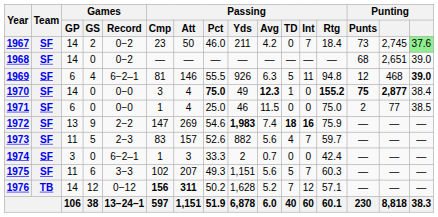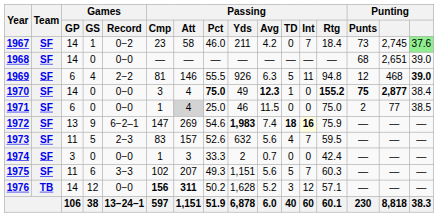(93, 44) 2 -> (93, 44) 1
(188, 44) 50 -> (188, 44) 58
(124, 60) 0−2 -> (124, 60) 0−0
(124, 76) 6−2–1 -> (124, 76) 2−2
(188, 108) no background -> (188, 108) lightgrey background
(124, 124) 2−2 -> (124, 124) 6−2–1
(308, 124) no background -> (308, 124) lightyellow background
(243, 140) 882 -> (243, 140) 632
(332, 140) 59.7 -> (332, 140) 59.5
(124, 156) 6−2–1 -> (124, 156) 0−0
(124, 188) 0−12 -> (124, 188) 0−0
(291, 188) 7 -> (291, 188) 3
